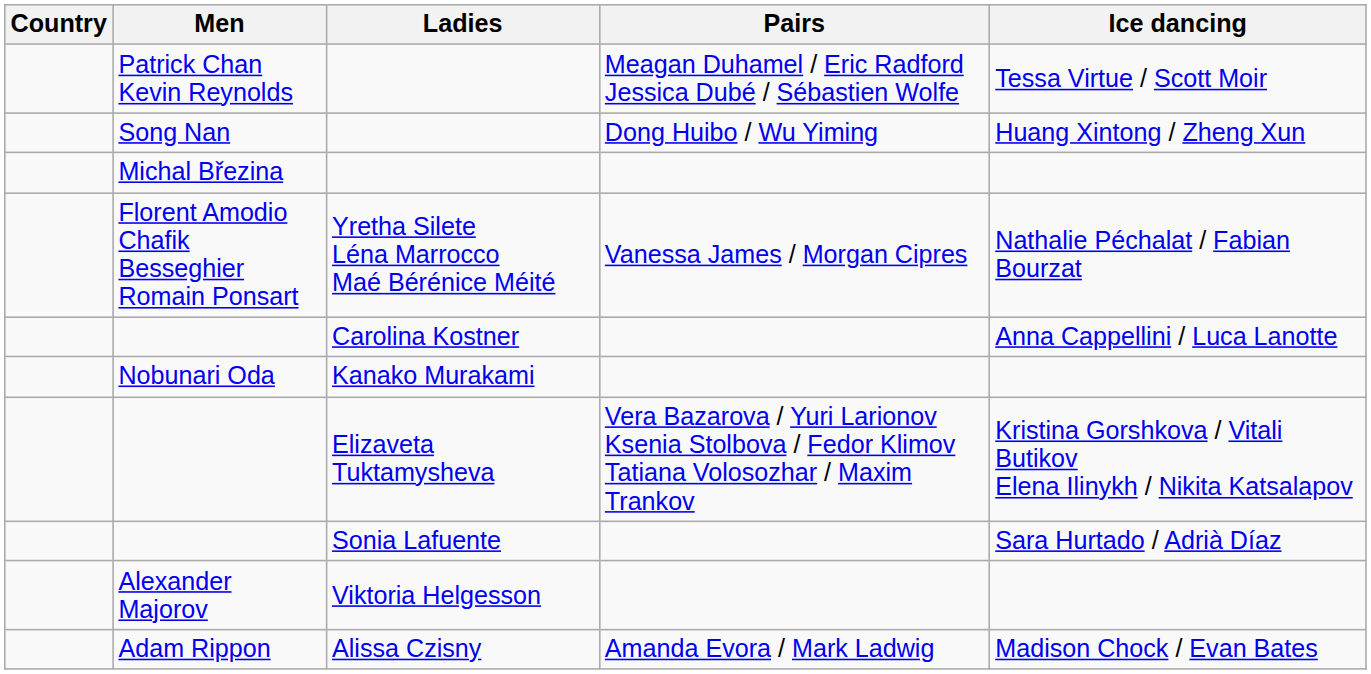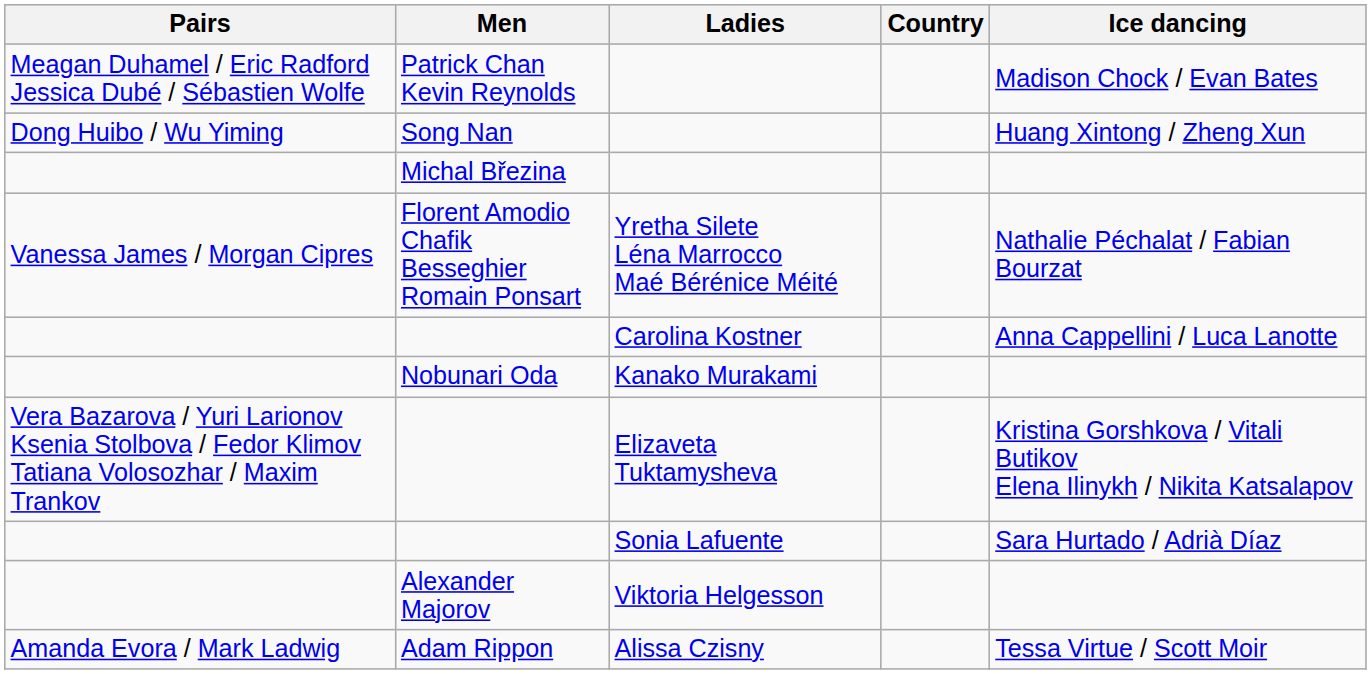columns swapped: (59, 24) <-> (794, 24)
(1131, 78) Tessa Virtue / Scott Moir -> (1157, 78) Madison Chock / Evan Bates
(1157, 648) Madison Chock / Evan Bates -> (1131, 648) Tessa Virtue / Scott Moir
